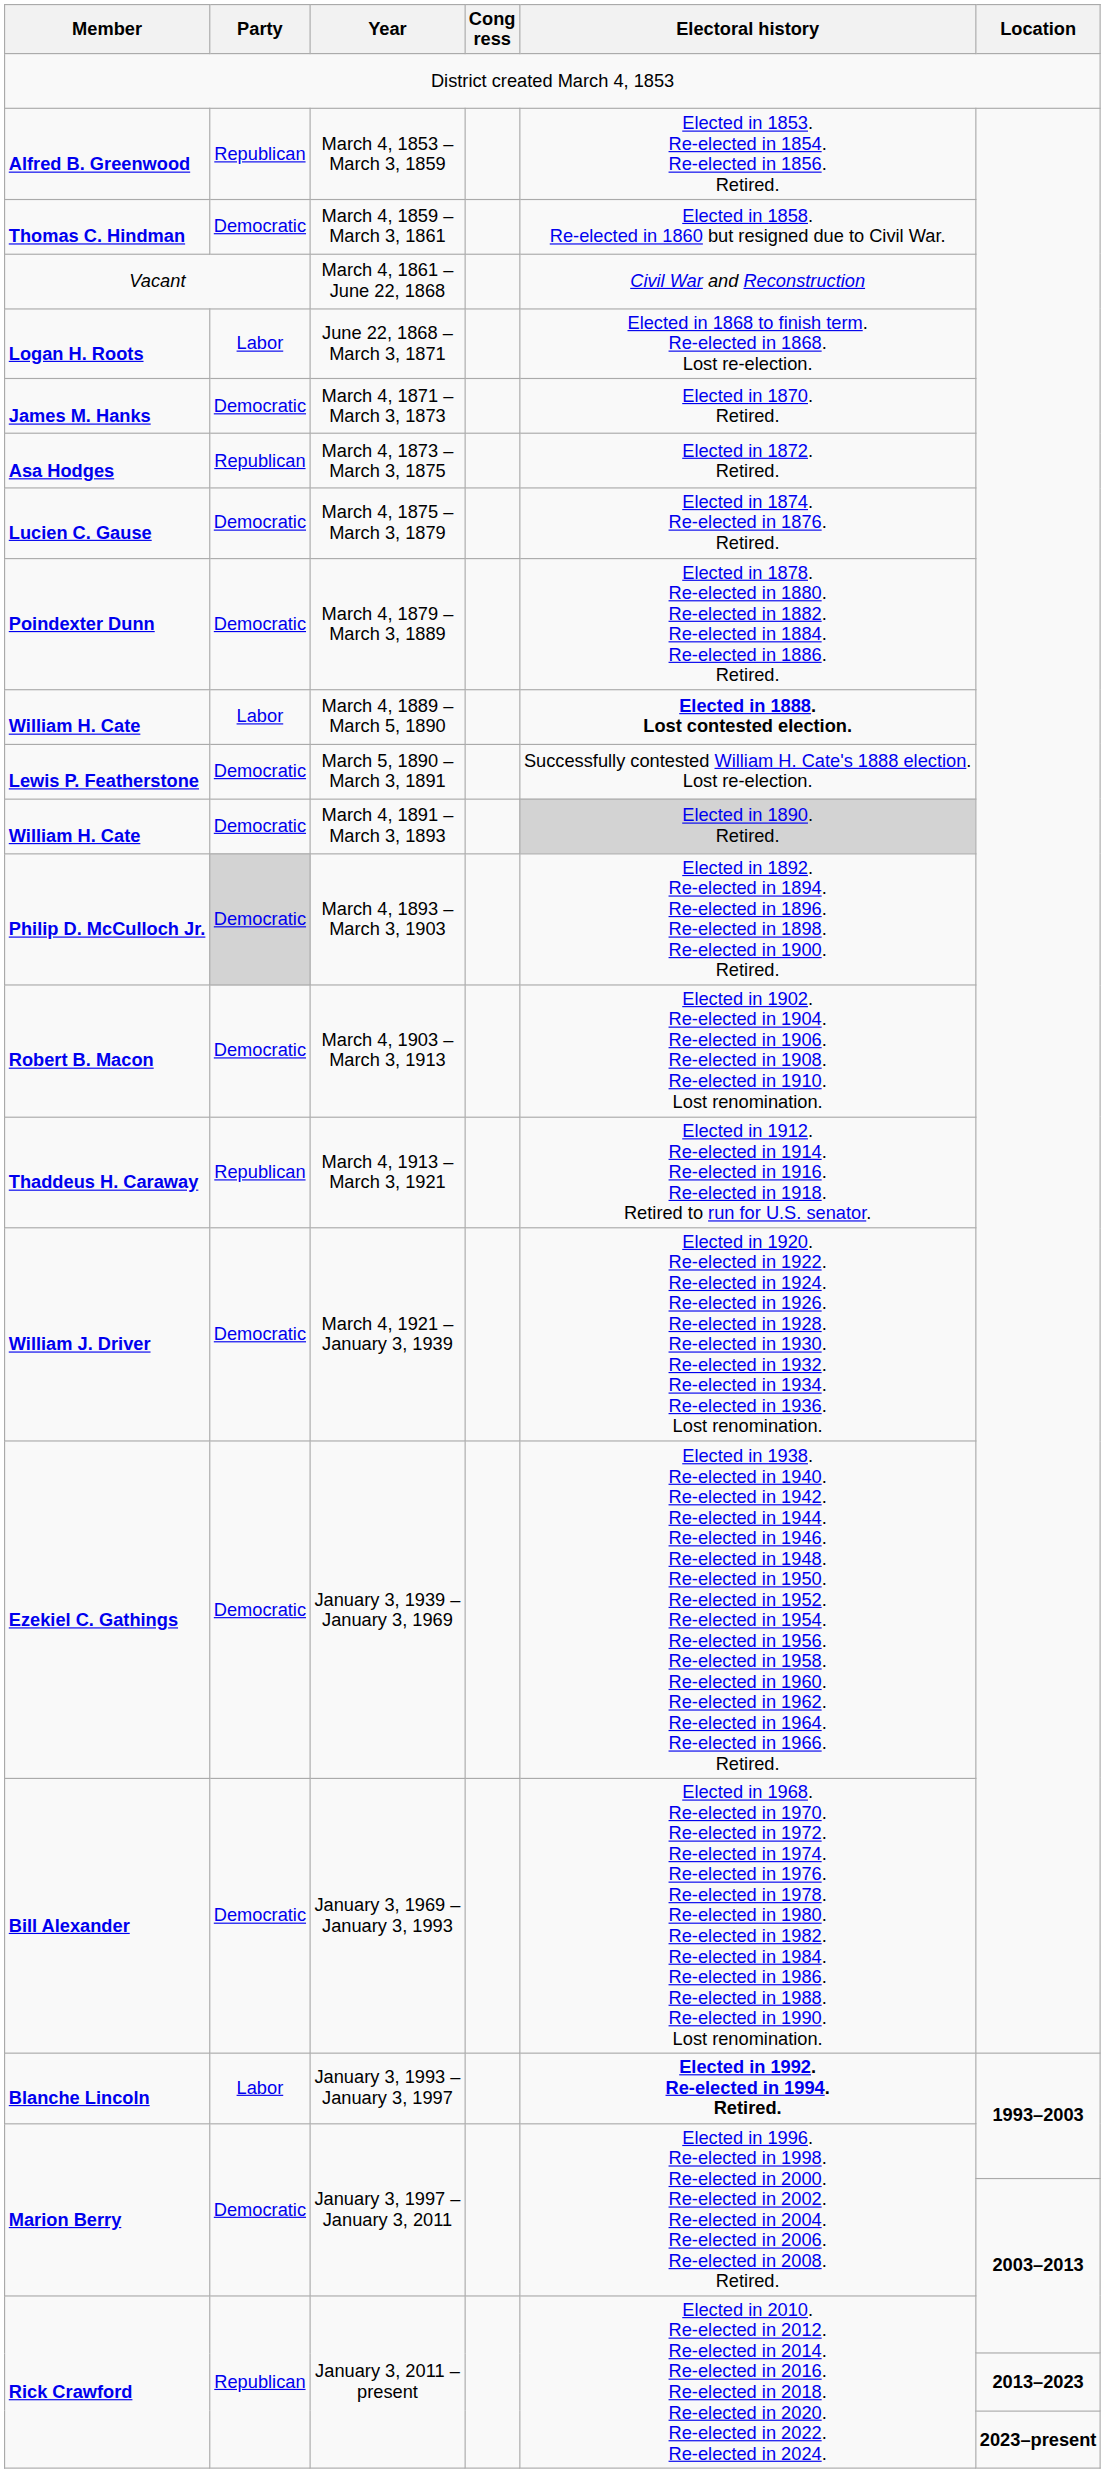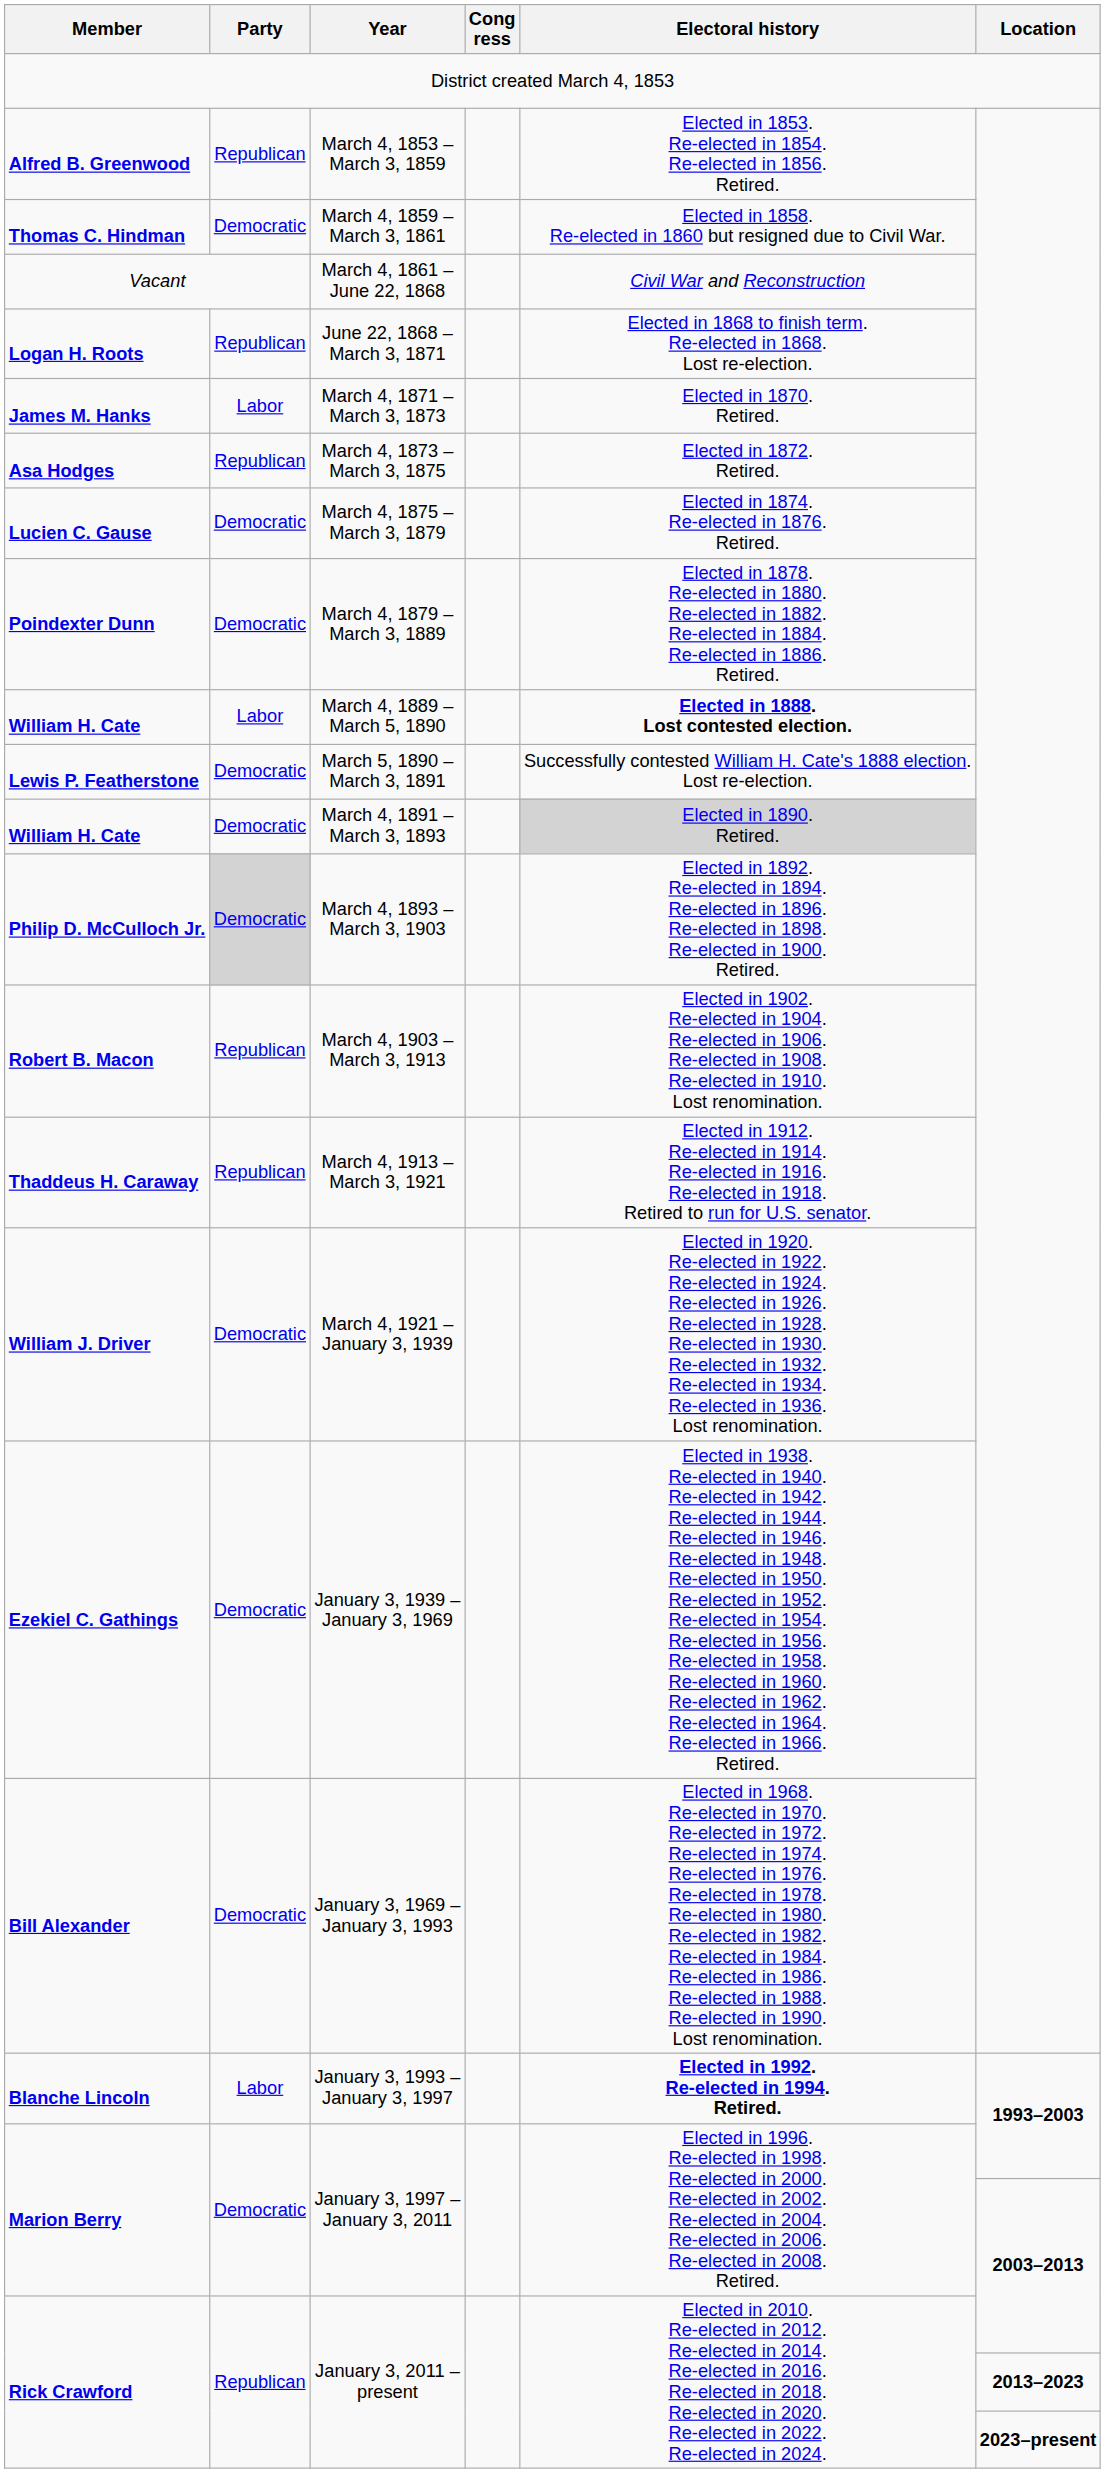(260, 343) Labor -> (260, 343) Republican
(260, 405) Democratic -> (260, 405) Labor
(260, 1050) Democratic -> (260, 1050) Republican
